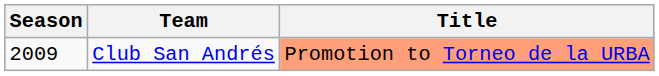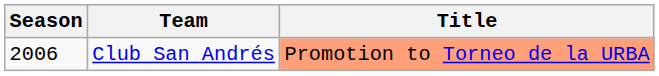(34, 54) 2009 -> (34, 54) 2006
